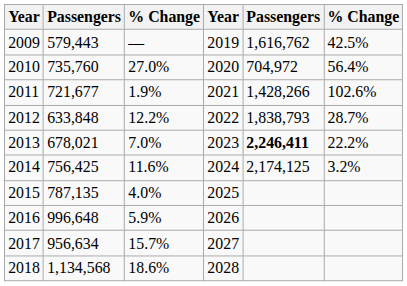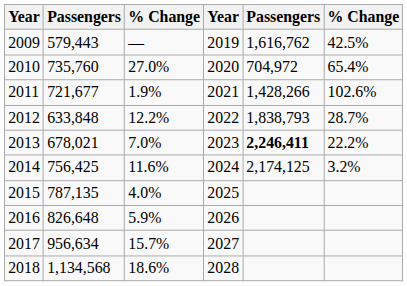(348, 67) 56.4% -> (348, 67) 65.4%
(73, 218) 996,648 -> (73, 218) 826,648
